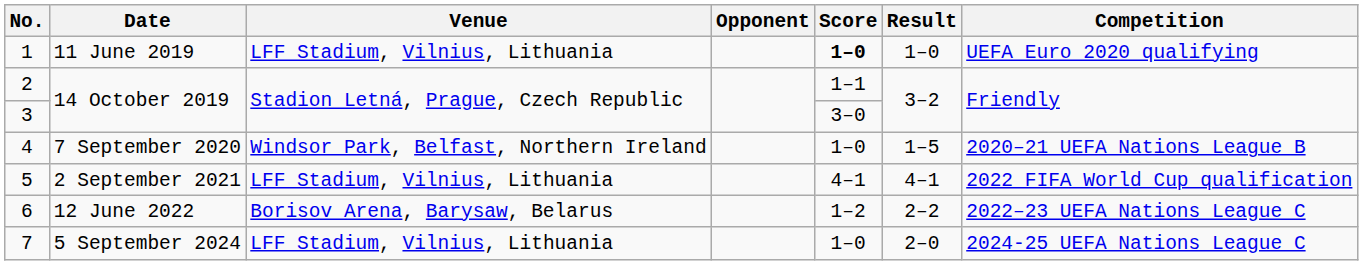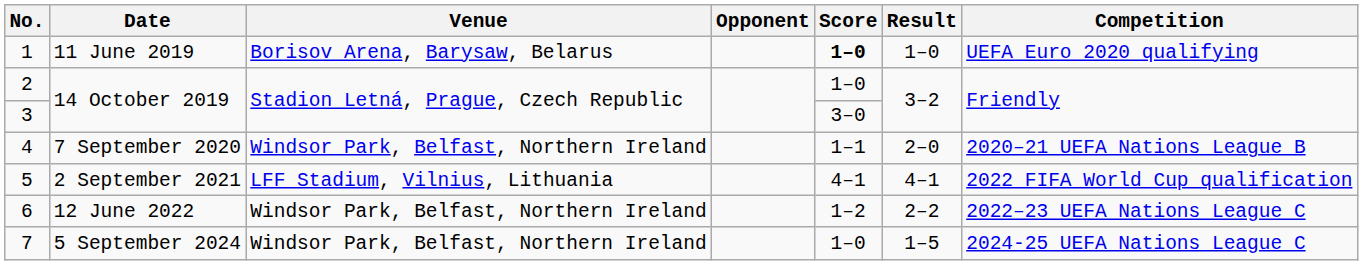(432, 52) LFF Stadium, Vilnius, Lithuania -> (432, 52) Borisov Arena, Barysaw, Belarus
(848, 84) 1–1 -> (848, 84) 1–0
(848, 148) 1–0 -> (848, 148) 1–1
(922, 148) 1–5 -> (922, 148) 2–0
(432, 211) Borisov Arena, Barysaw, Belarus -> (478, 211) Windsor Park, Belfast, Northern Ireland
(432, 243) LFF Stadium, Vilnius, Lithuania -> (478, 243) Windsor Park, Belfast, Northern Ireland
(922, 243) 2–0 -> (922, 243) 1–5
